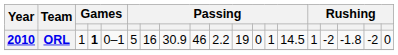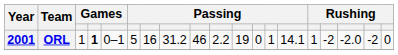(21, 39) 2010 -> (21, 39) 2001
(175, 39) 30.9 -> (175, 39) 31.2
(292, 39) 14.5 -> (292, 39) 14.1
(351, 39) -1.8 -> (351, 39) -2.0
